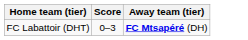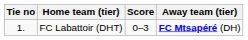+ column: (21, 12)
